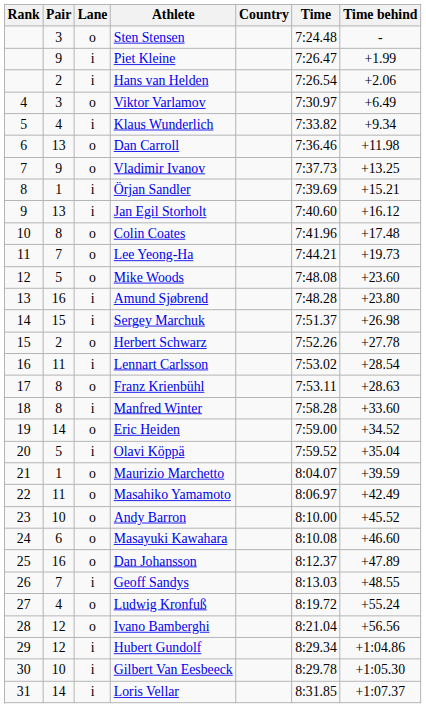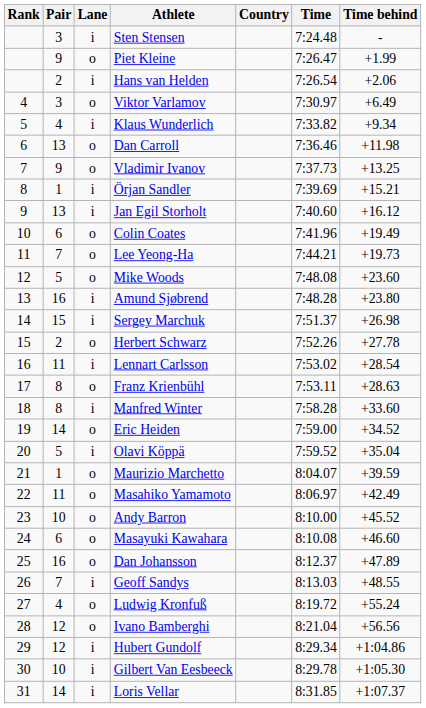(93, 37) o -> (93, 37) i
(93, 59) i -> (93, 59) o
(59, 233) 8 -> (59, 233) 6
(380, 233) +17.48 -> (380, 233) +19.49
